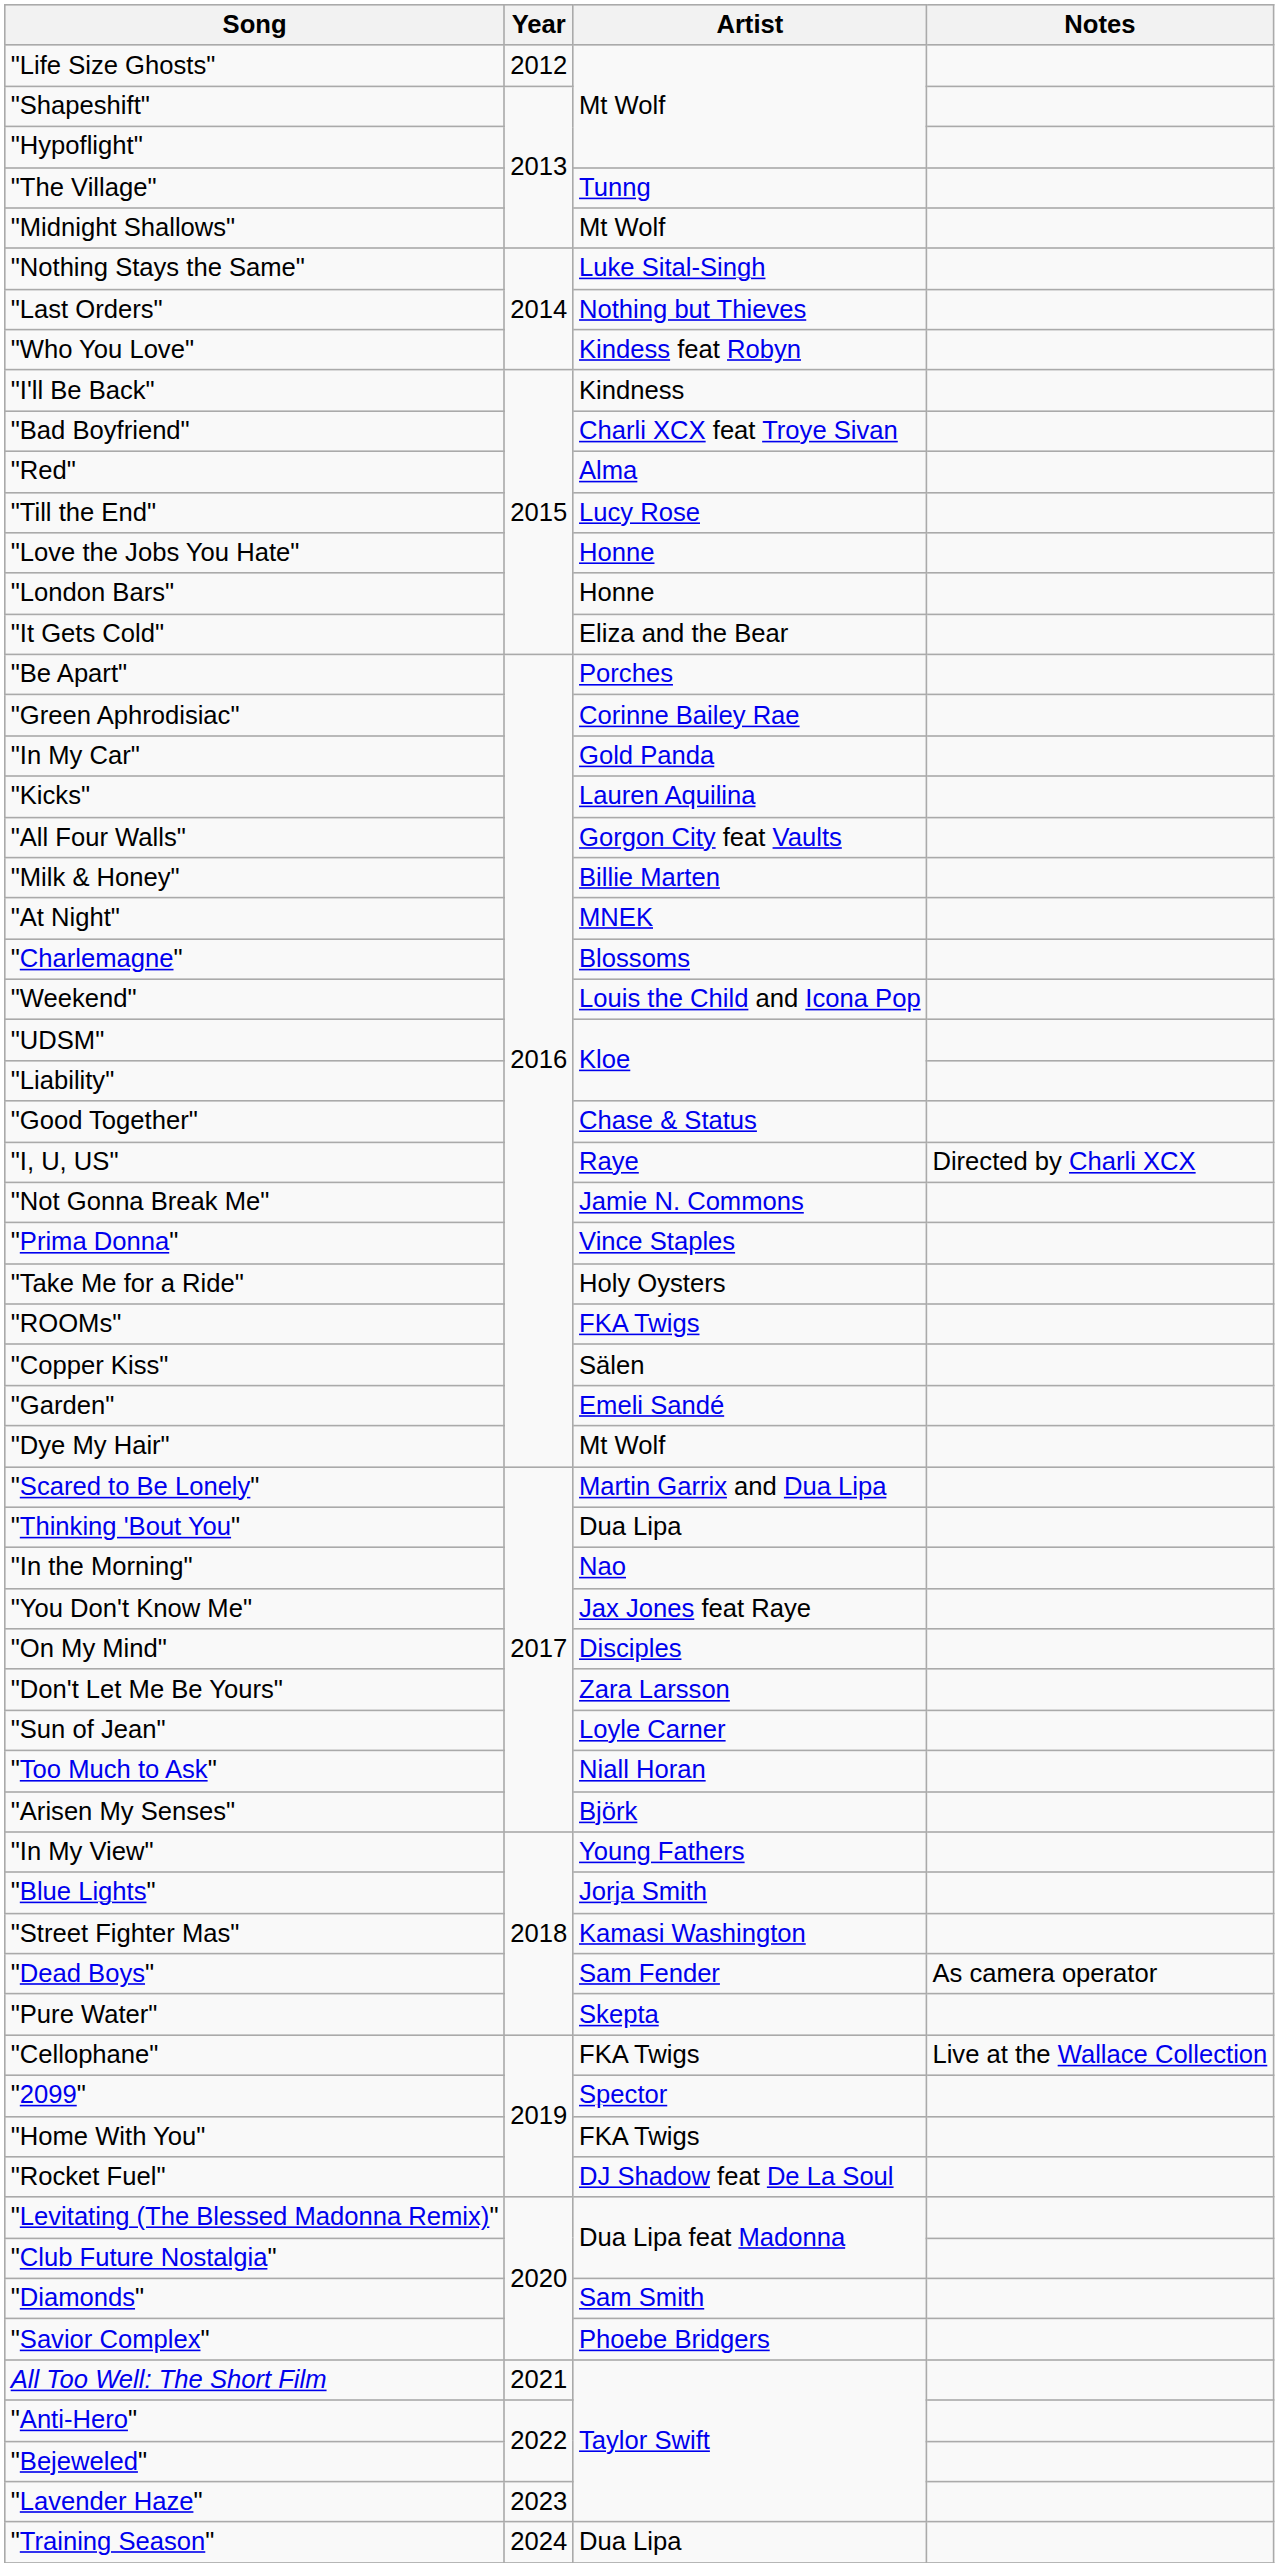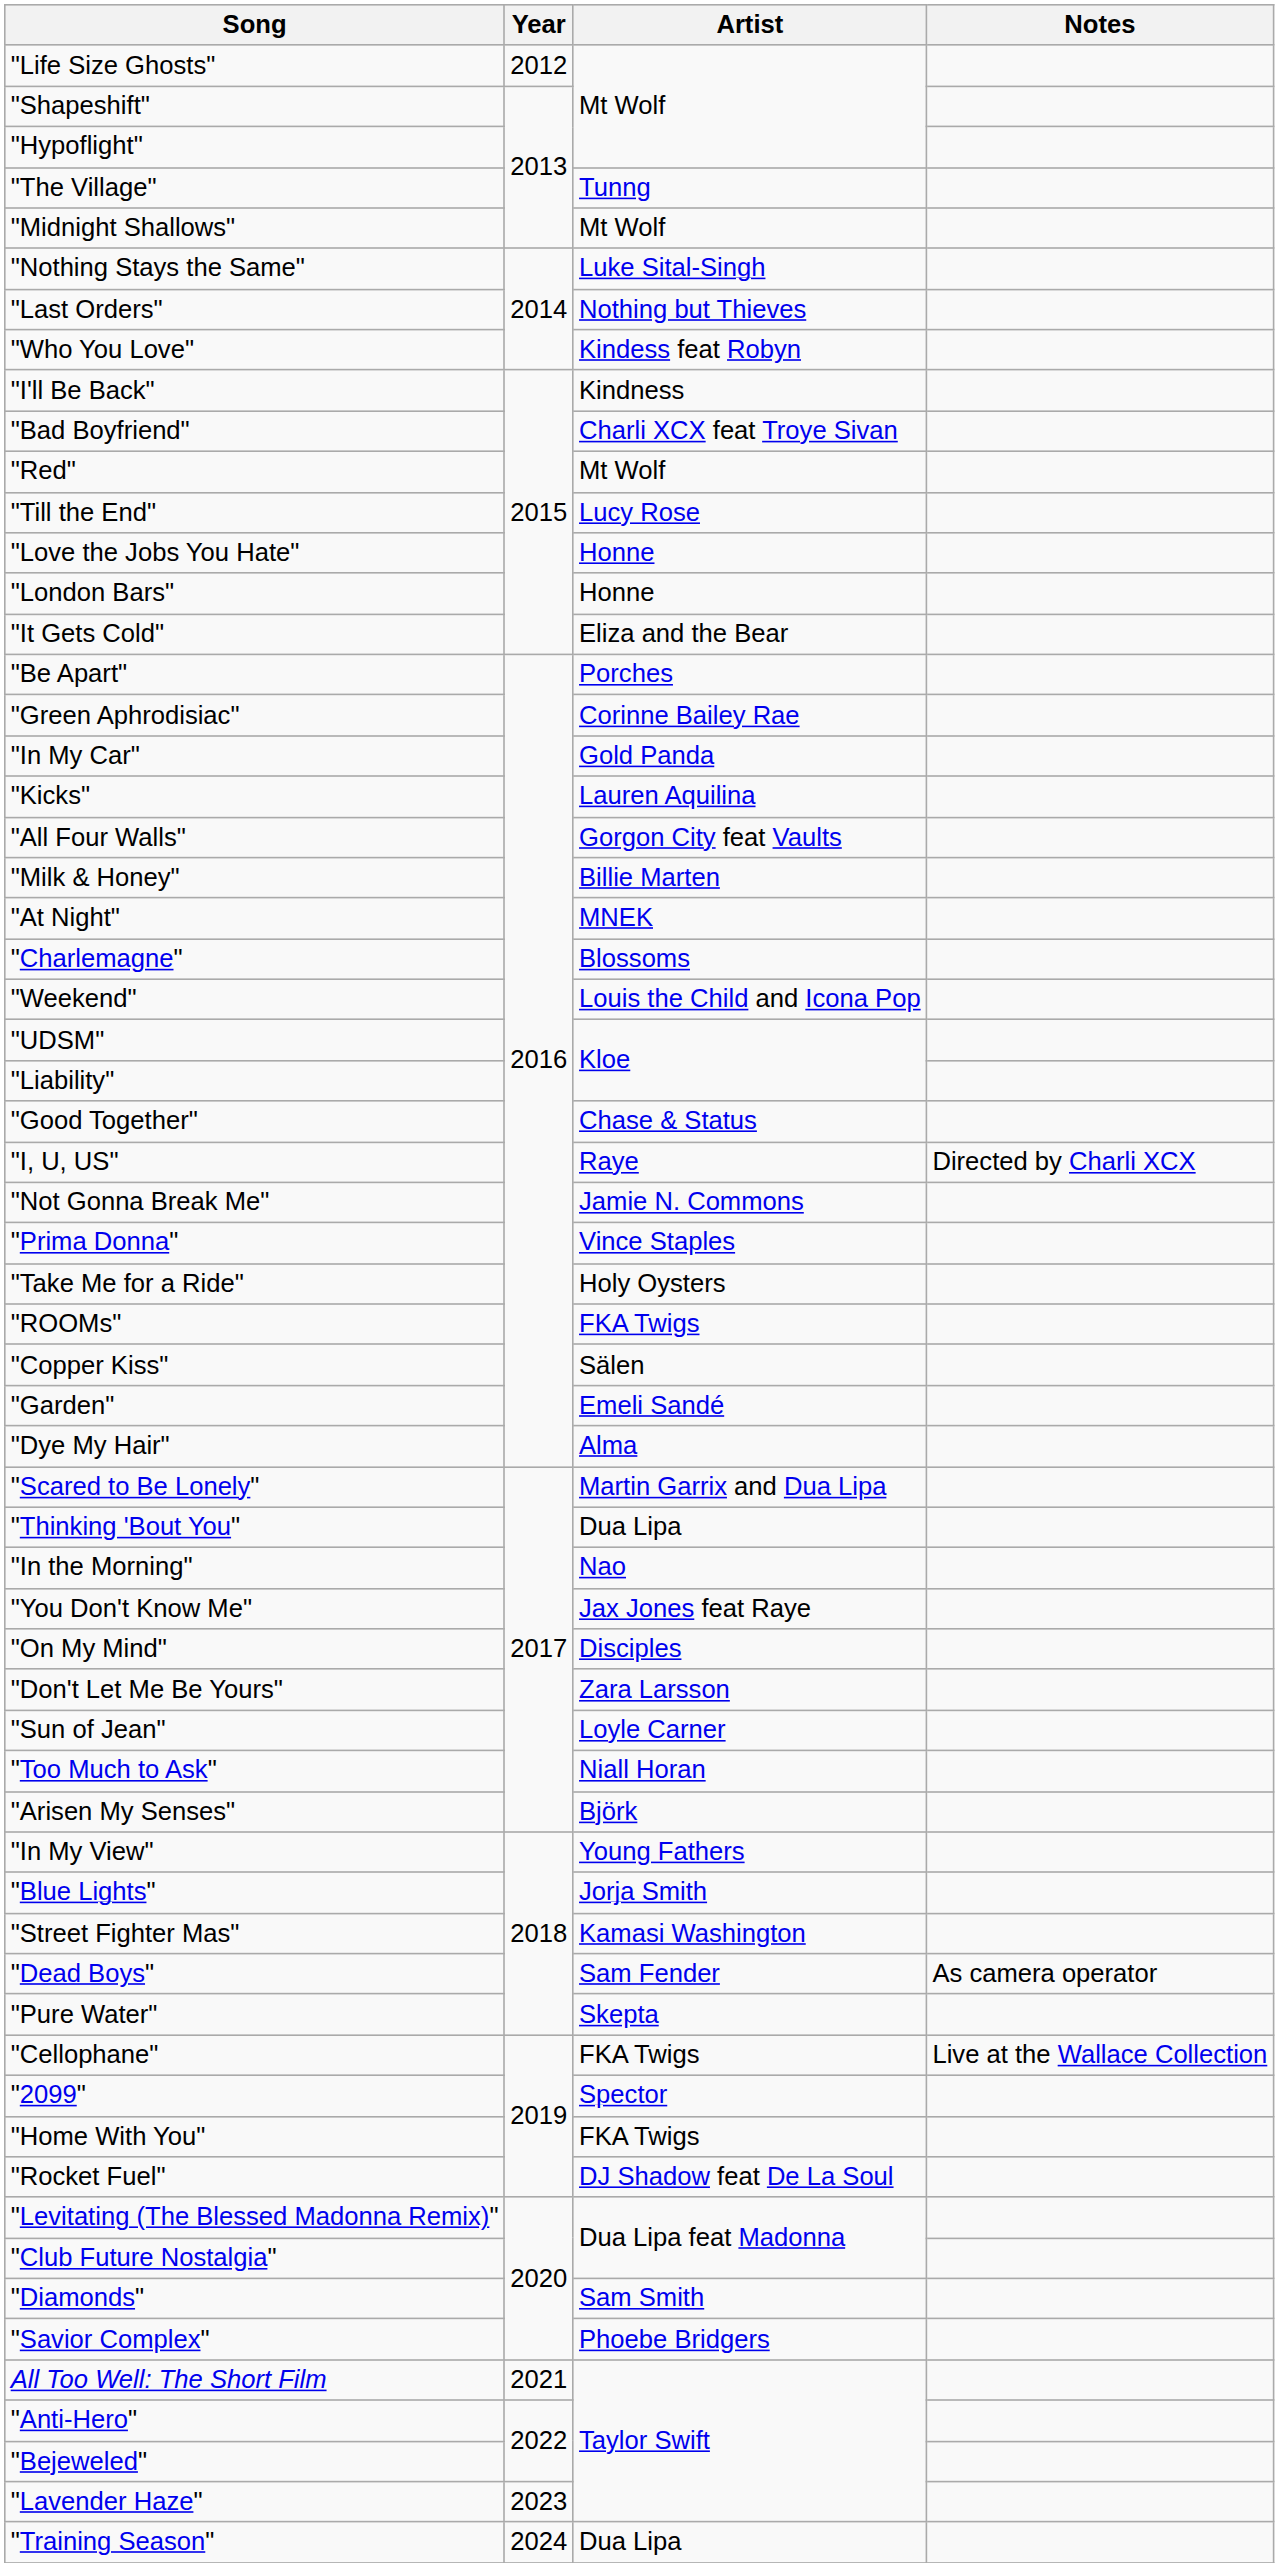(608, 471) Alma -> (622, 471) Mt Wolf
(622, 1445) Mt Wolf -> (608, 1445) Alma
